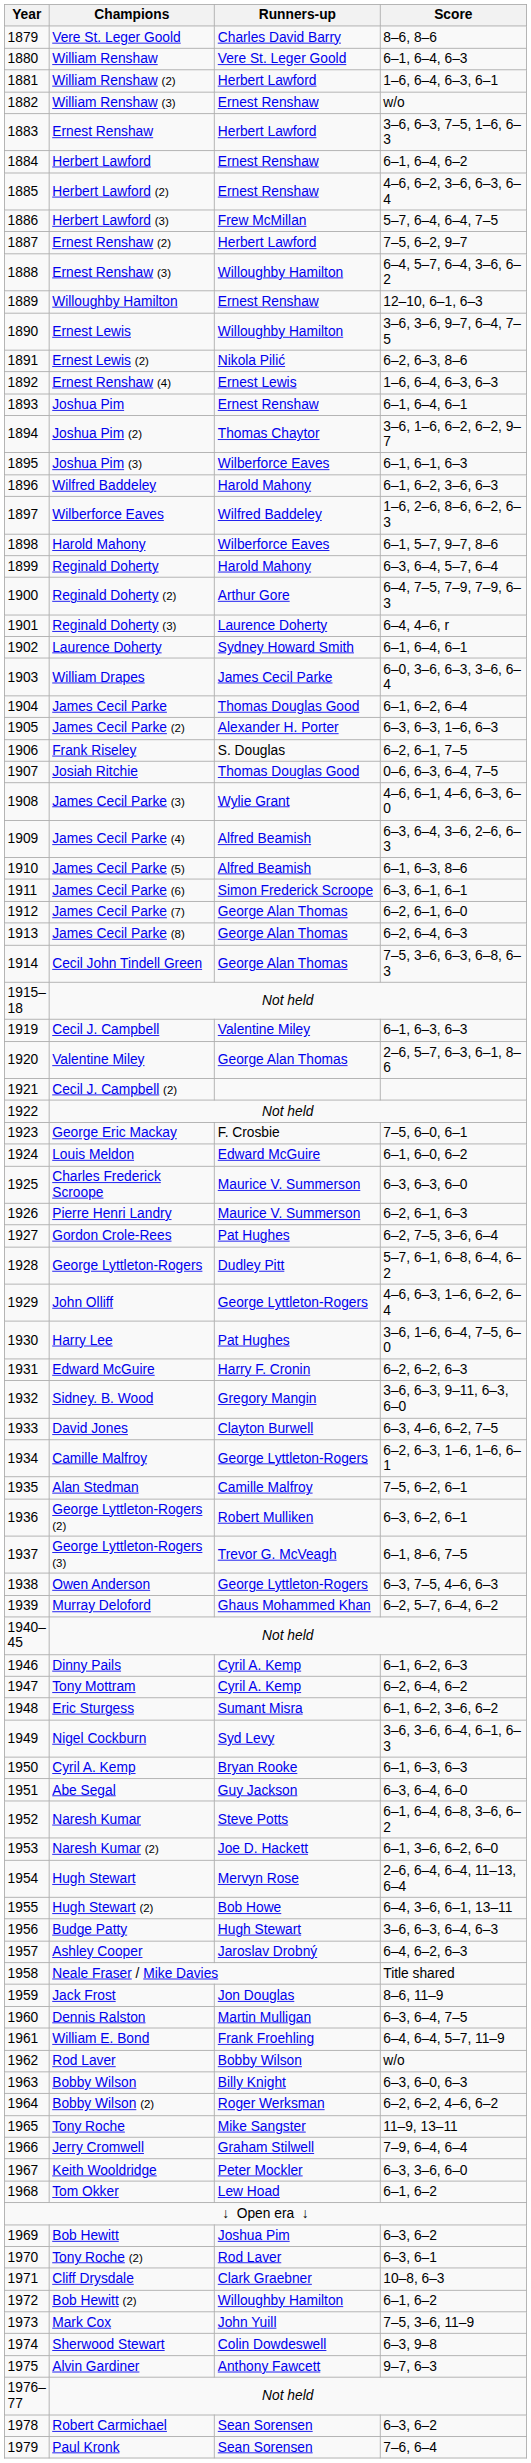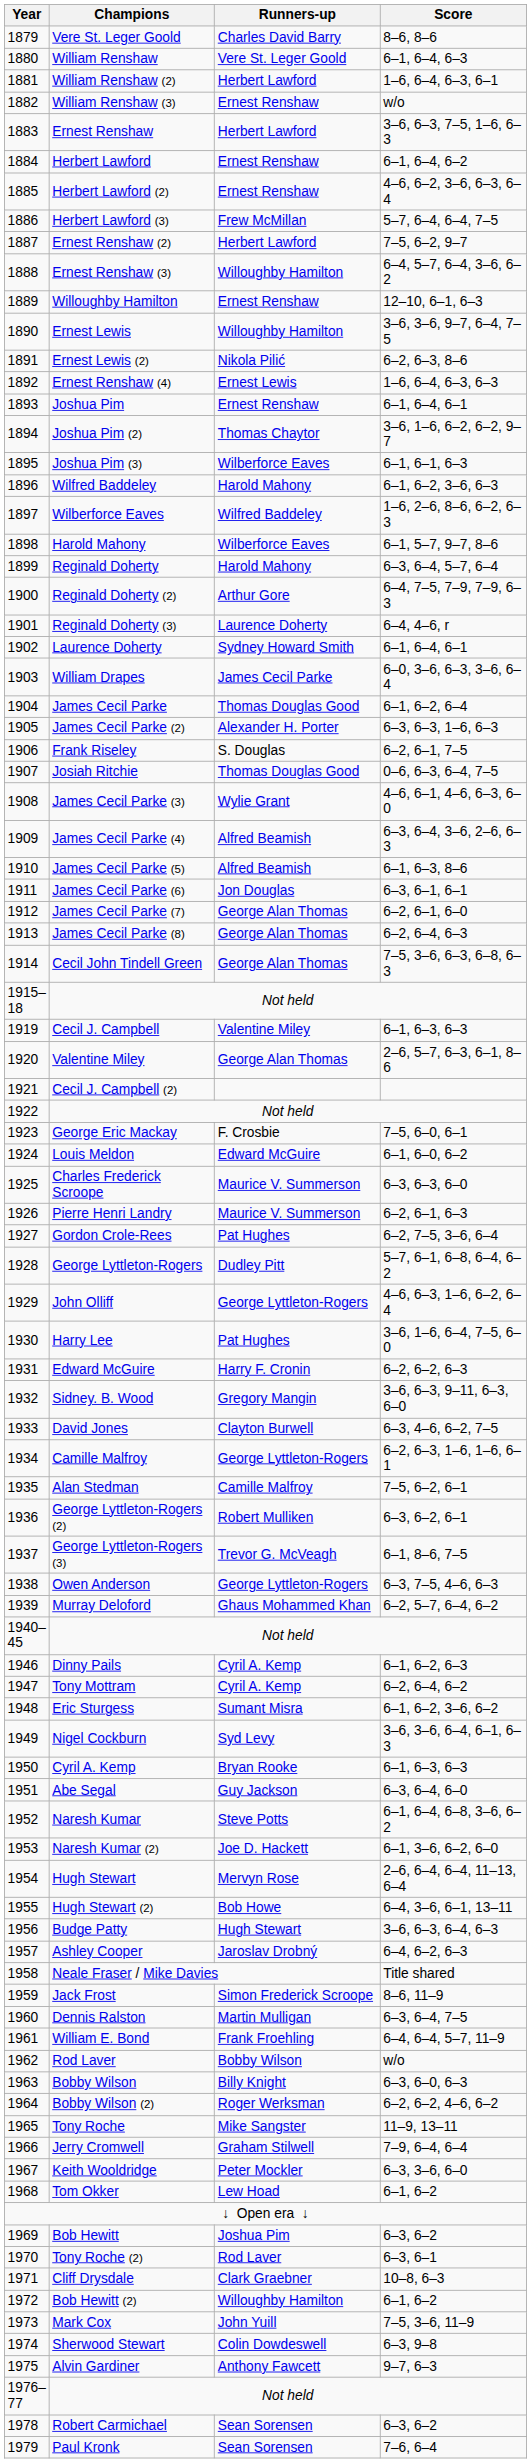(295, 890) Simon Frederick Scroope -> (256, 890) Jon Douglas
(256, 1995) Jon Douglas -> (295, 1995) Simon Frederick Scroope
